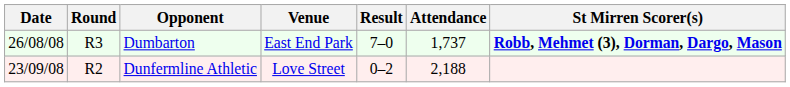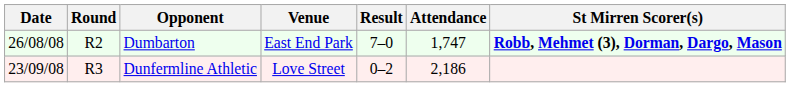(94, 43) R3 -> (94, 43) R2
(448, 43) 1,737 -> (448, 43) 1,747
(94, 69) R2 -> (94, 69) R3
(448, 69) 2,188 -> (448, 69) 2,186
